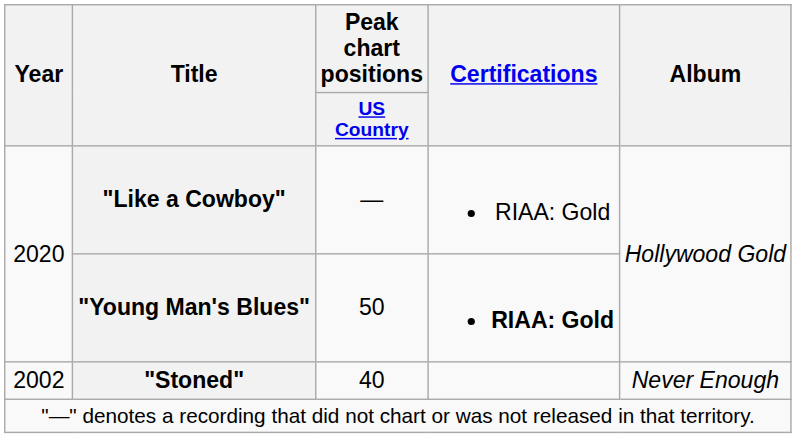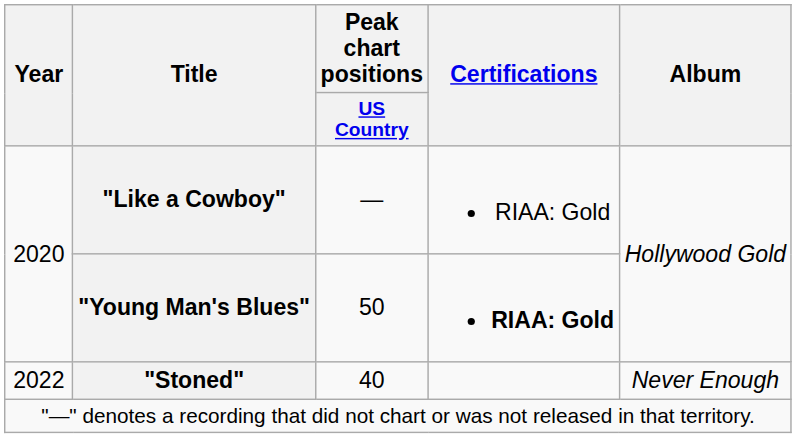(39, 380) 2002 -> (39, 380) 2022
